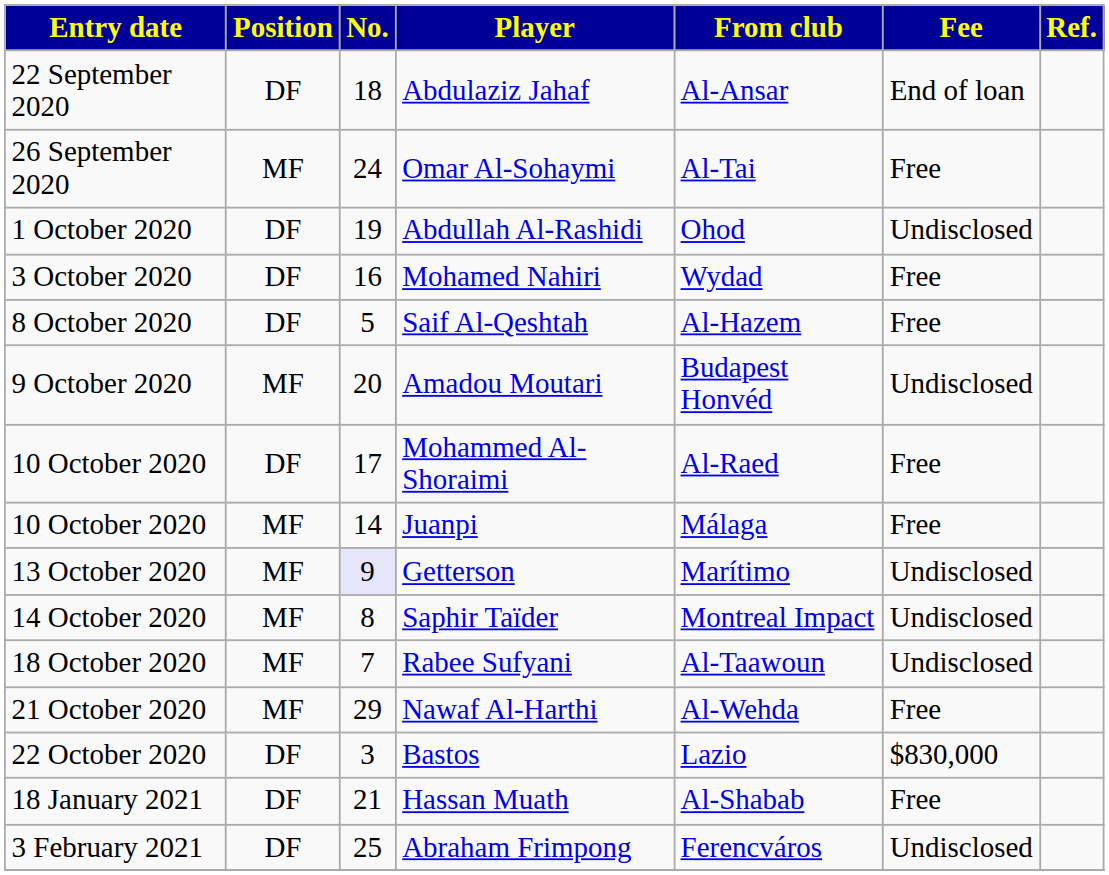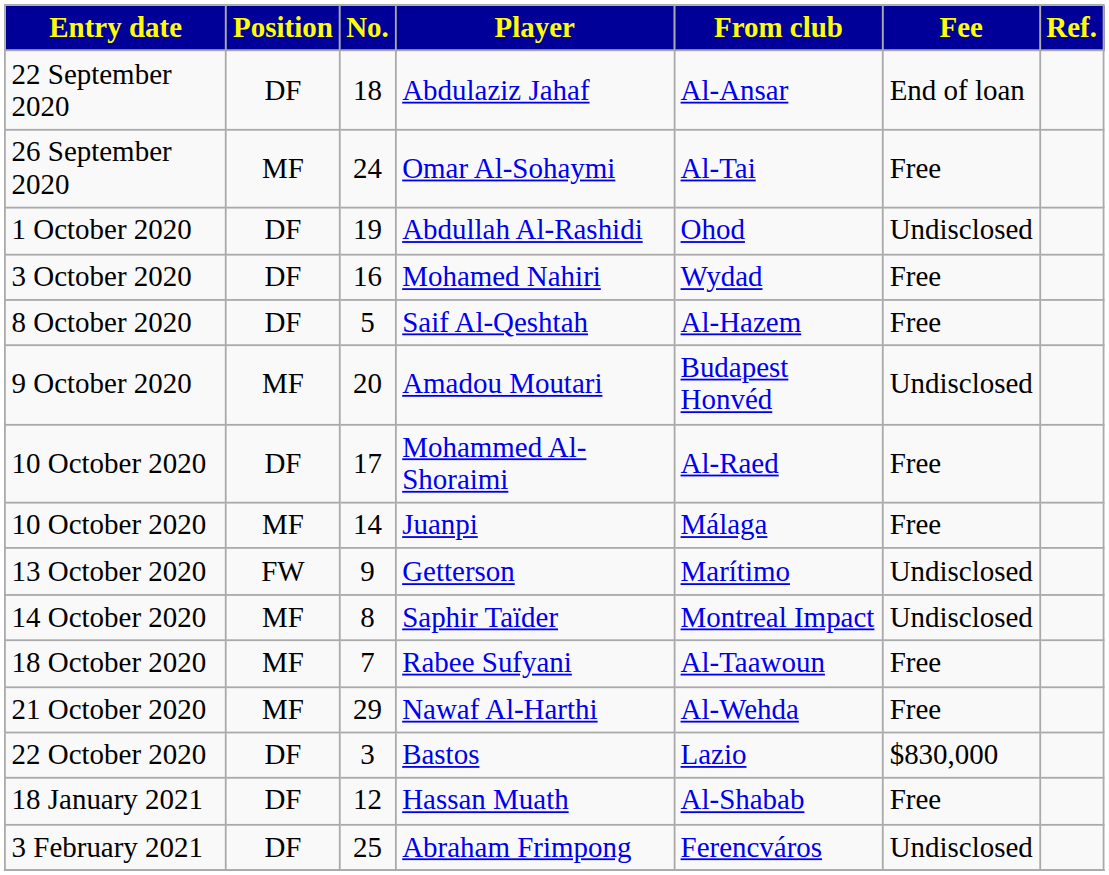(283, 571) MF -> (283, 571) FW
(367, 571) lavender background -> (367, 571) no background
(961, 663) Undisclosed -> (915, 663) Free
(367, 800) 21 -> (367, 800) 12
